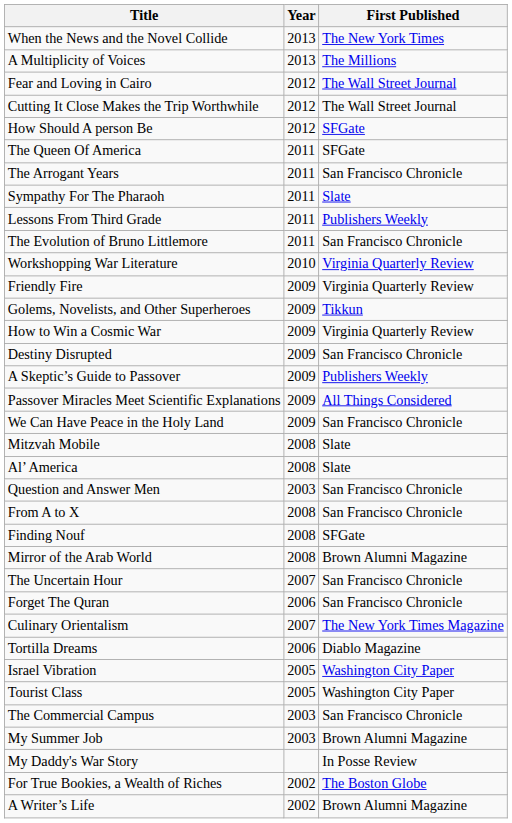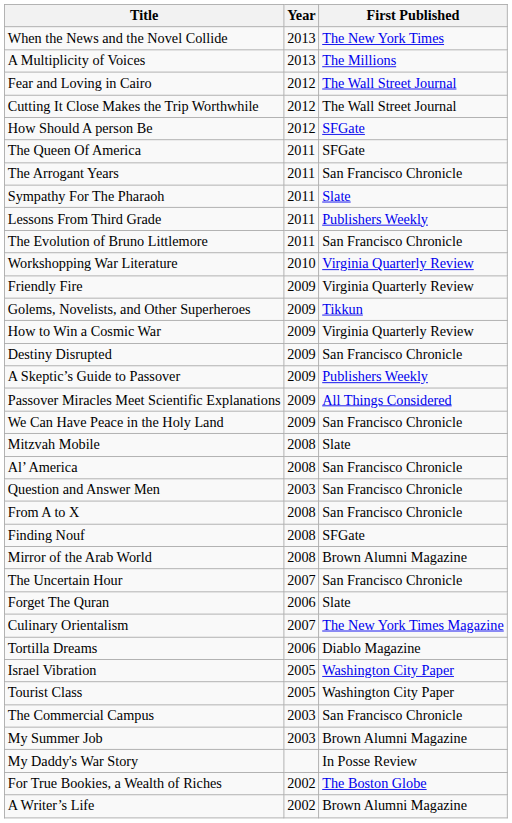(336, 467) Slate -> (392, 467) San Francisco Chronicle
(392, 602) San Francisco Chronicle -> (336, 602) Slate
